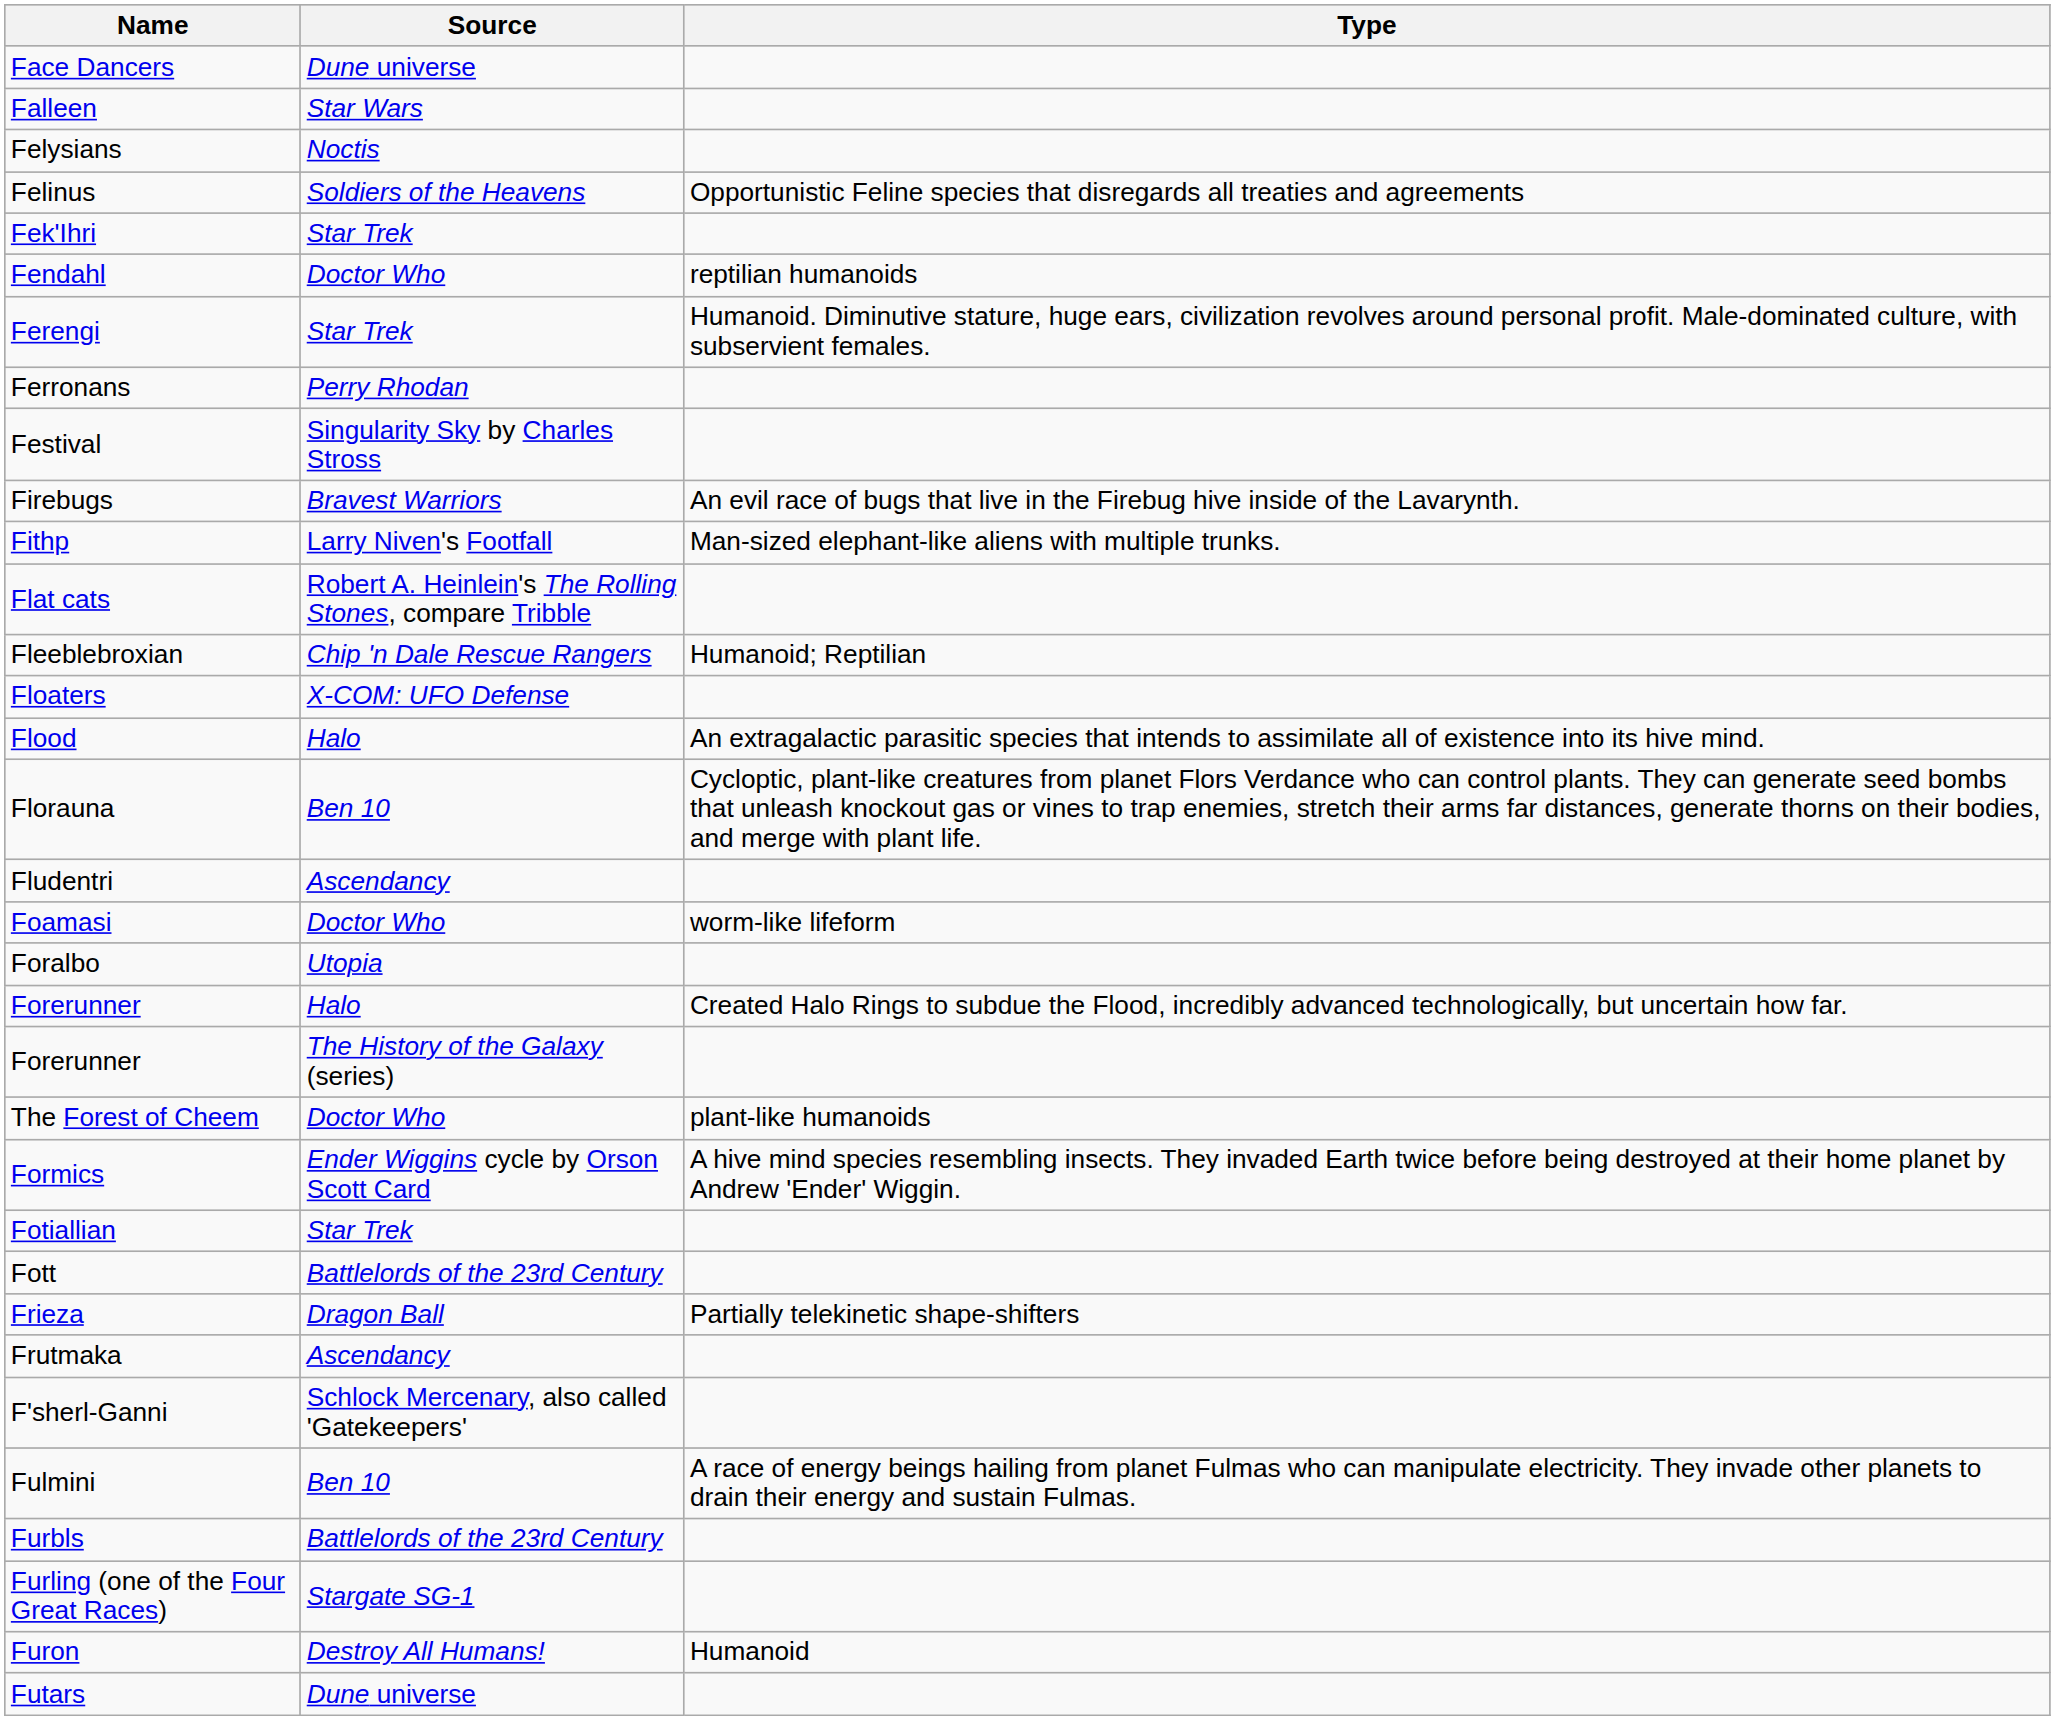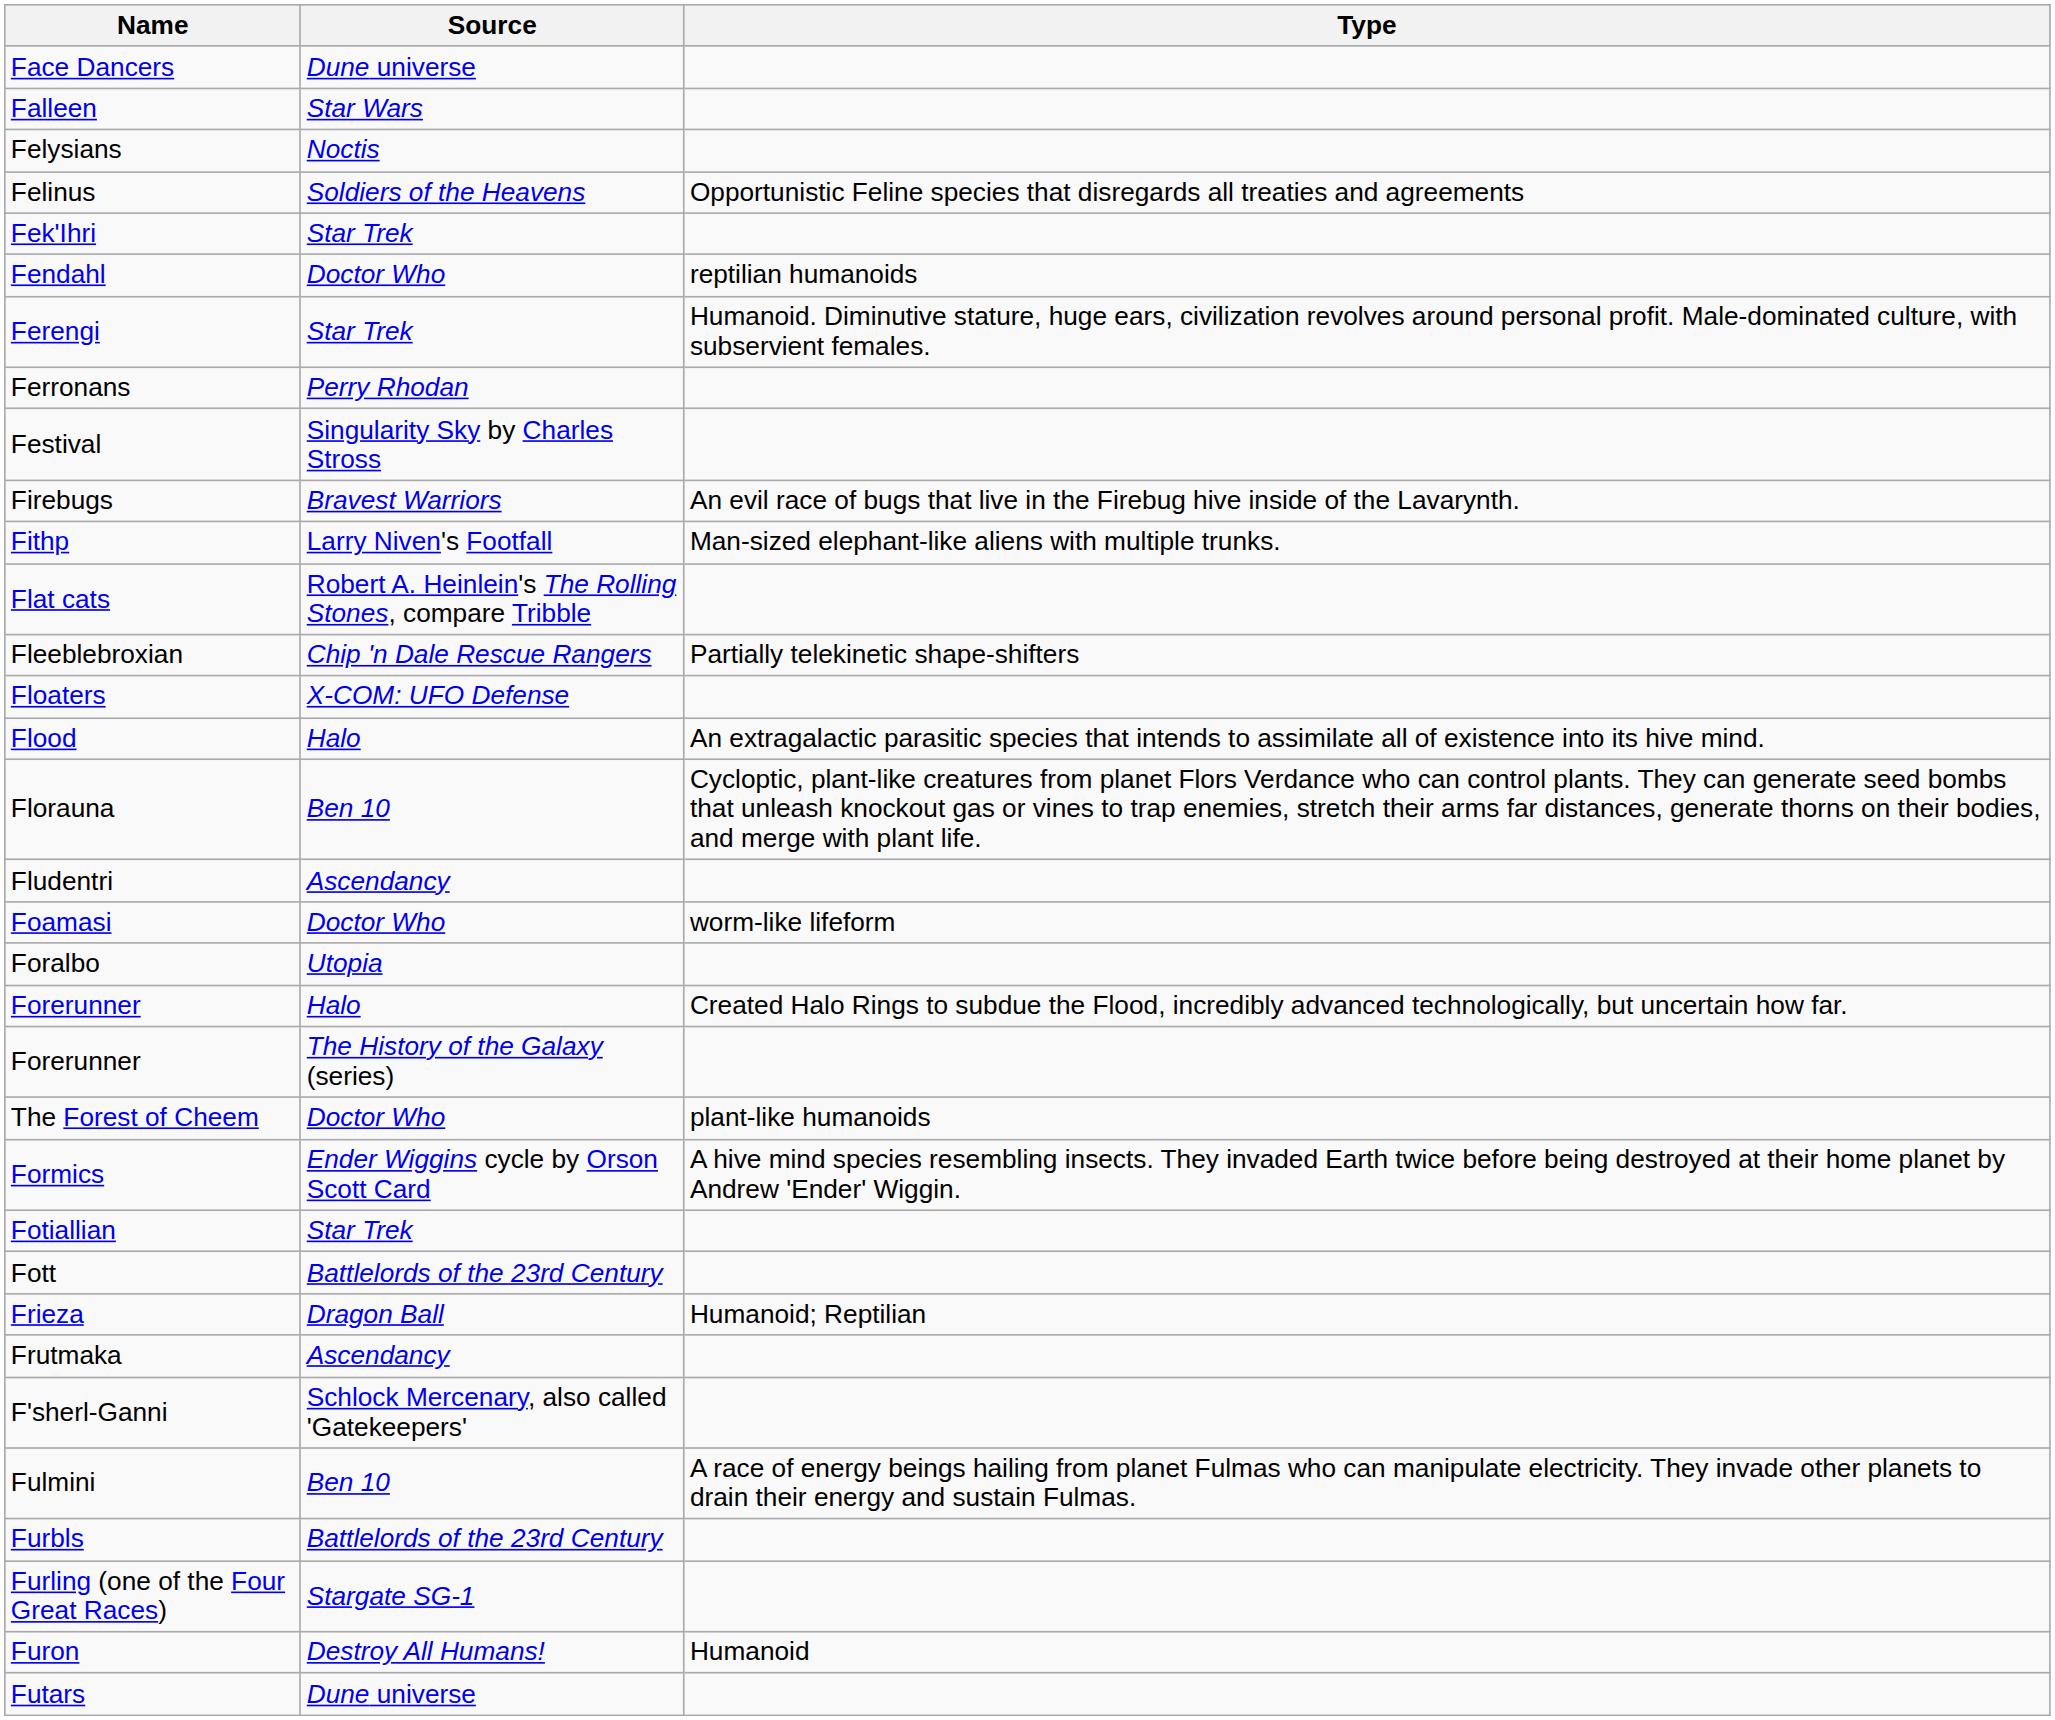(808, 654) Humanoid; Reptilian -> (885, 654) Partially telekinetic shape-shifters
(885, 1313) Partially telekinetic shape-shifters -> (808, 1313) Humanoid; Reptilian
